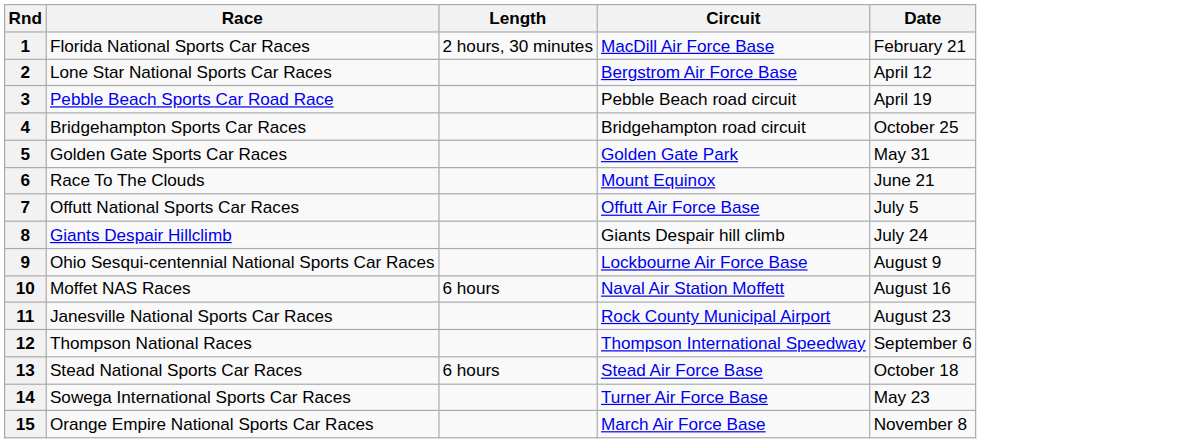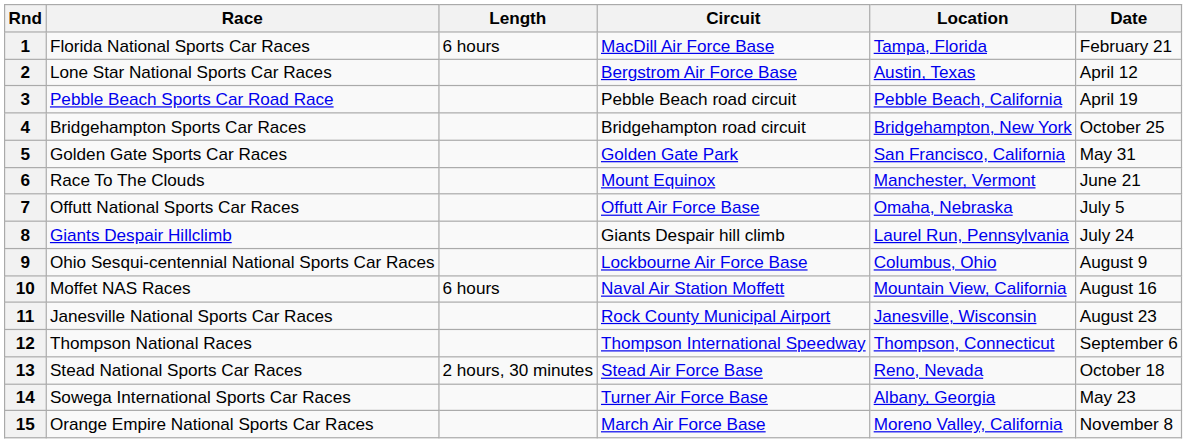+ column: (973, 19)
(518, 46) 2 hours, 30 minutes -> (471, 46) 6 hours
(471, 370) 6 hours -> (518, 370) 2 hours, 30 minutes
